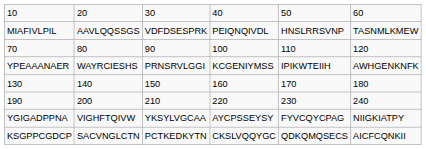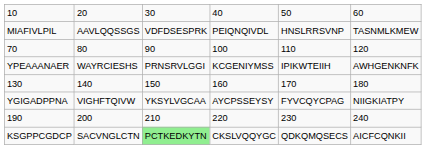rows swapped: (37, 118) <-> (15, 101)
(176, 136) no background -> (176, 136) lightgreen background
